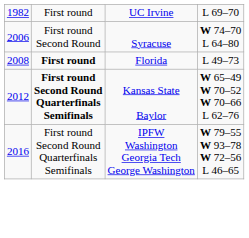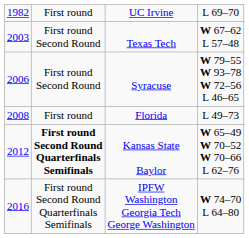+ row: (151, 43)
(221, 36) W 74–70 L 64–80 -> (221, 79) W 79–55 W 93–78 W 72–56 L 46–65
(68, 60) bold -> (68, 115) normal
(221, 151) W 79–55 W 93–78 W 72–56 L 46–65 -> (221, 206) W 74–70 L 64–80
